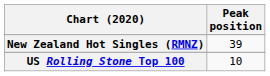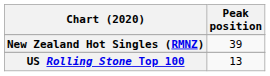(236, 62) 10 -> (236, 62) 13
